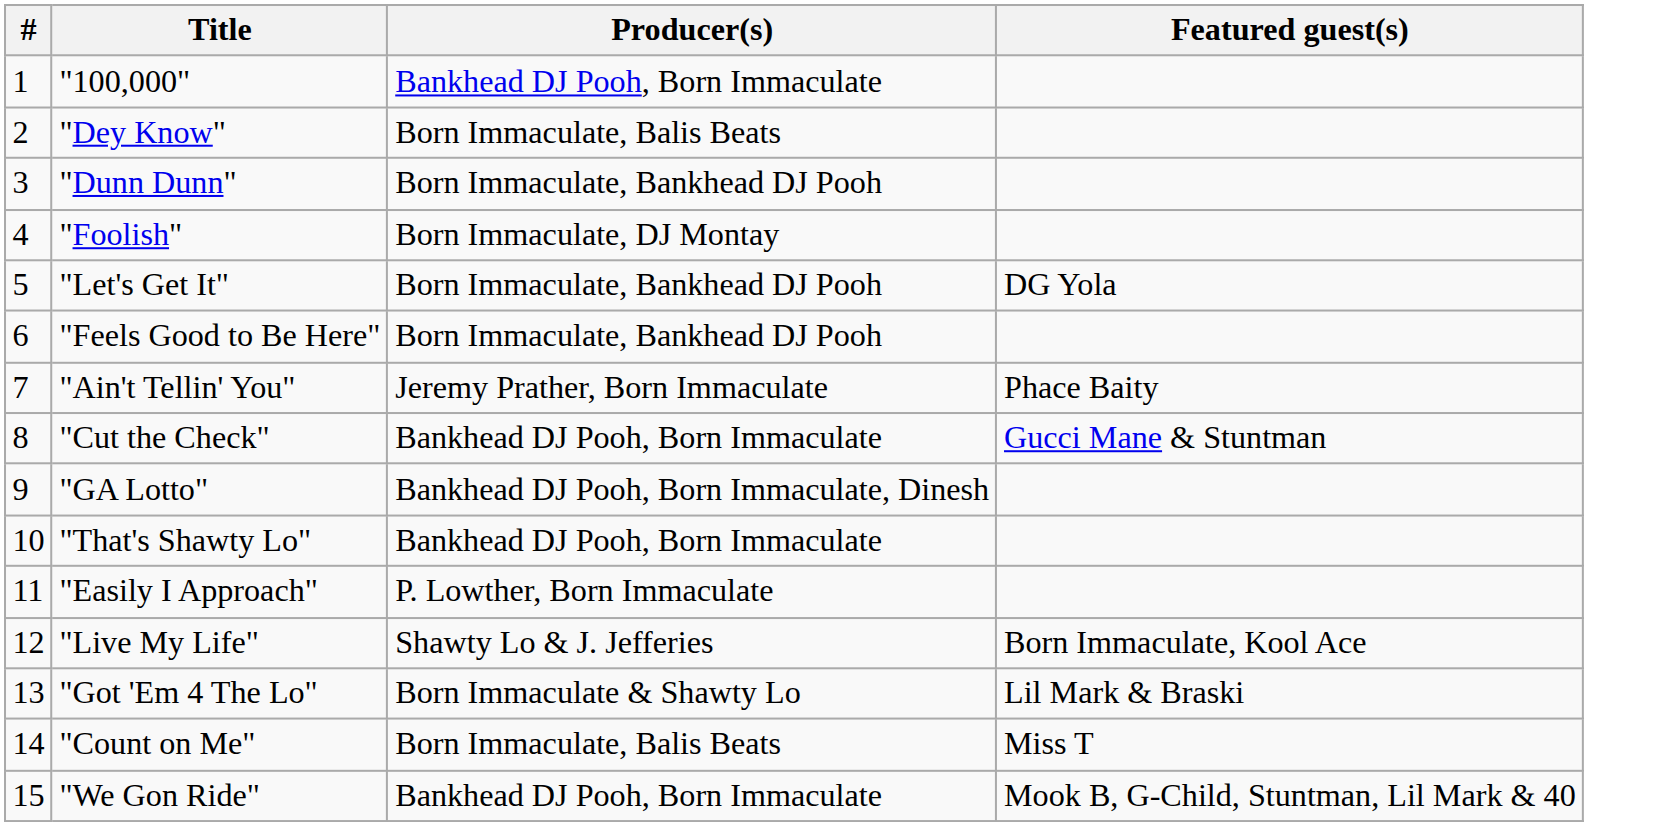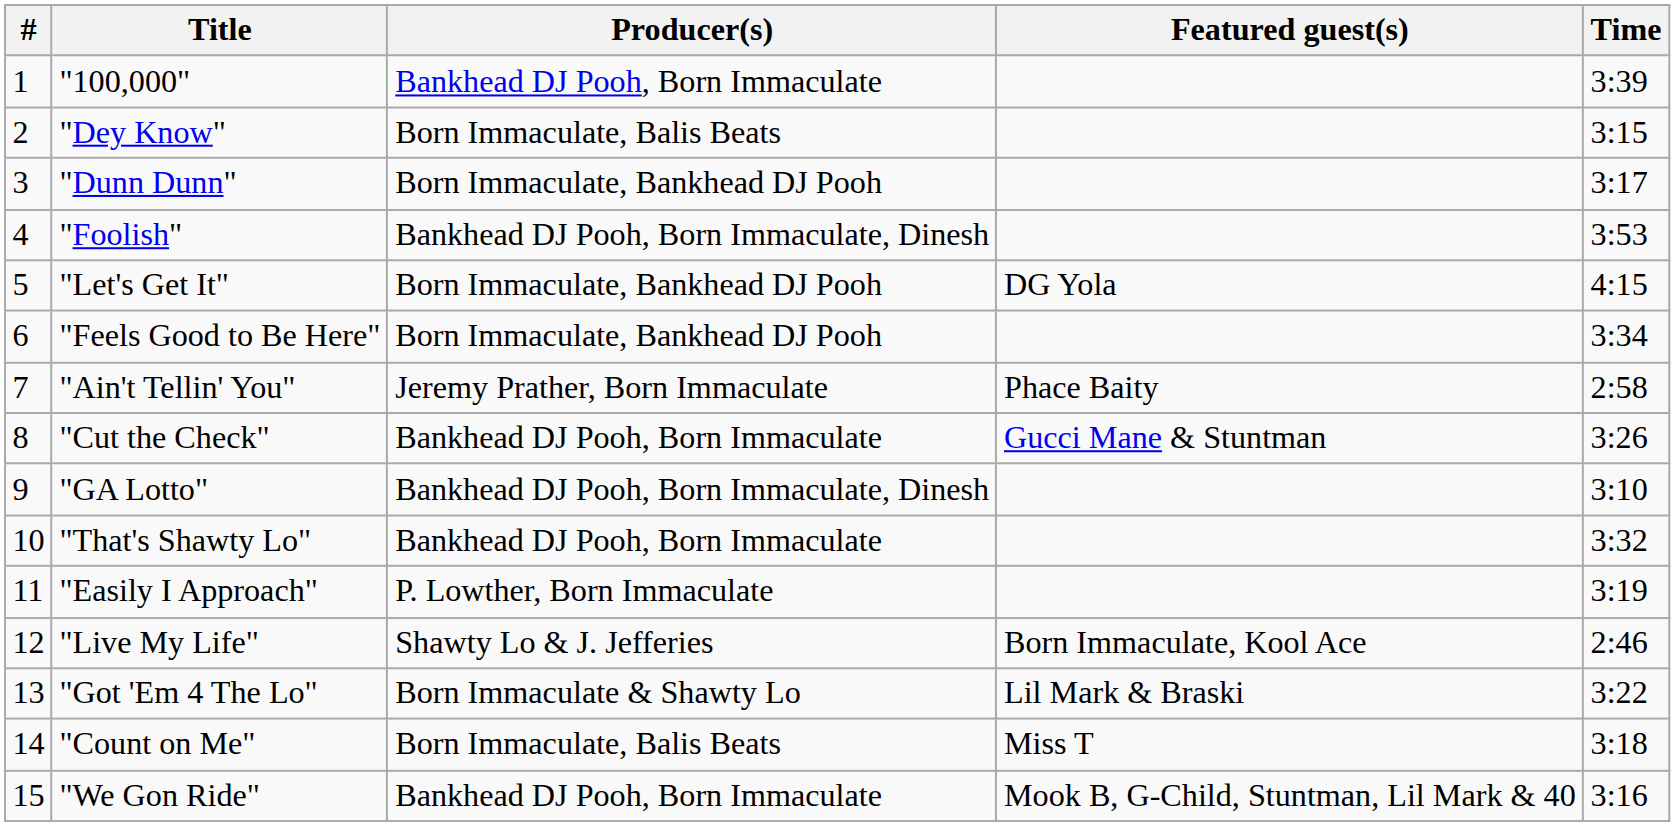+ column: (1626, 30)
(587, 234) Born Immaculate, DJ Montay -> (692, 234) Bankhead DJ Pooh, Born Immaculate, Dinesh
